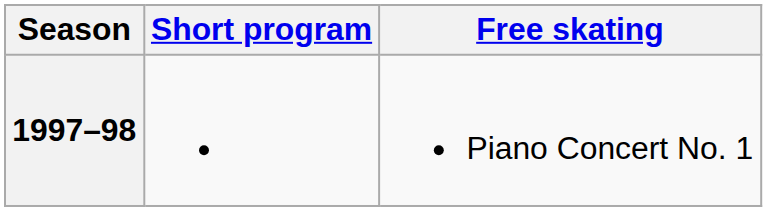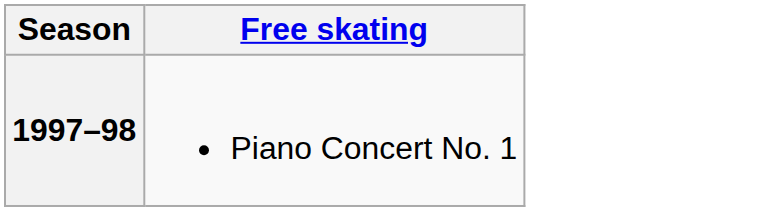- column: (262, 29)
